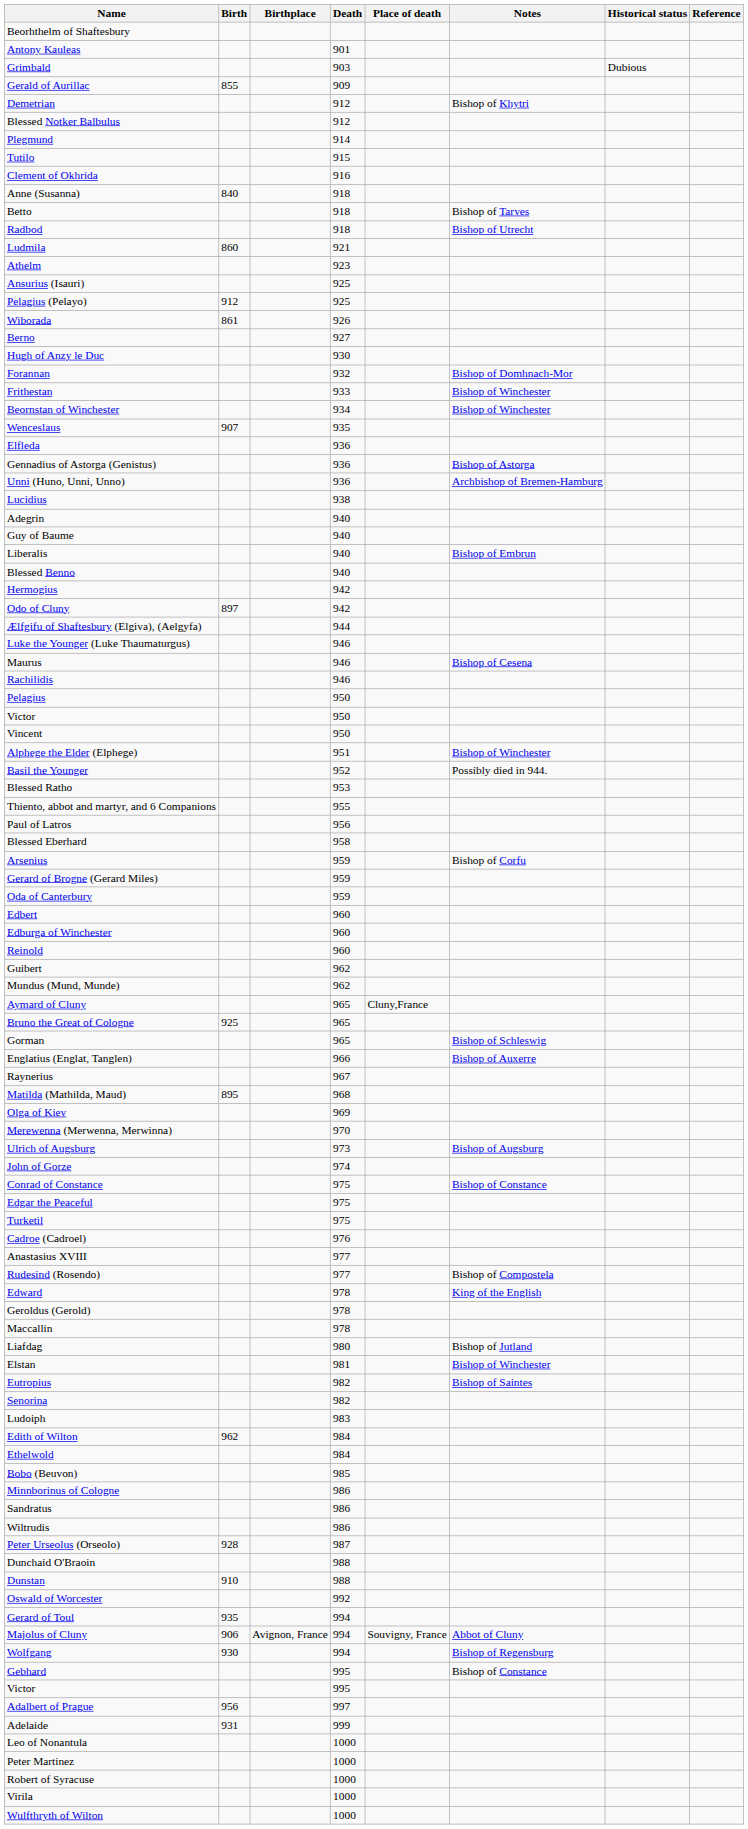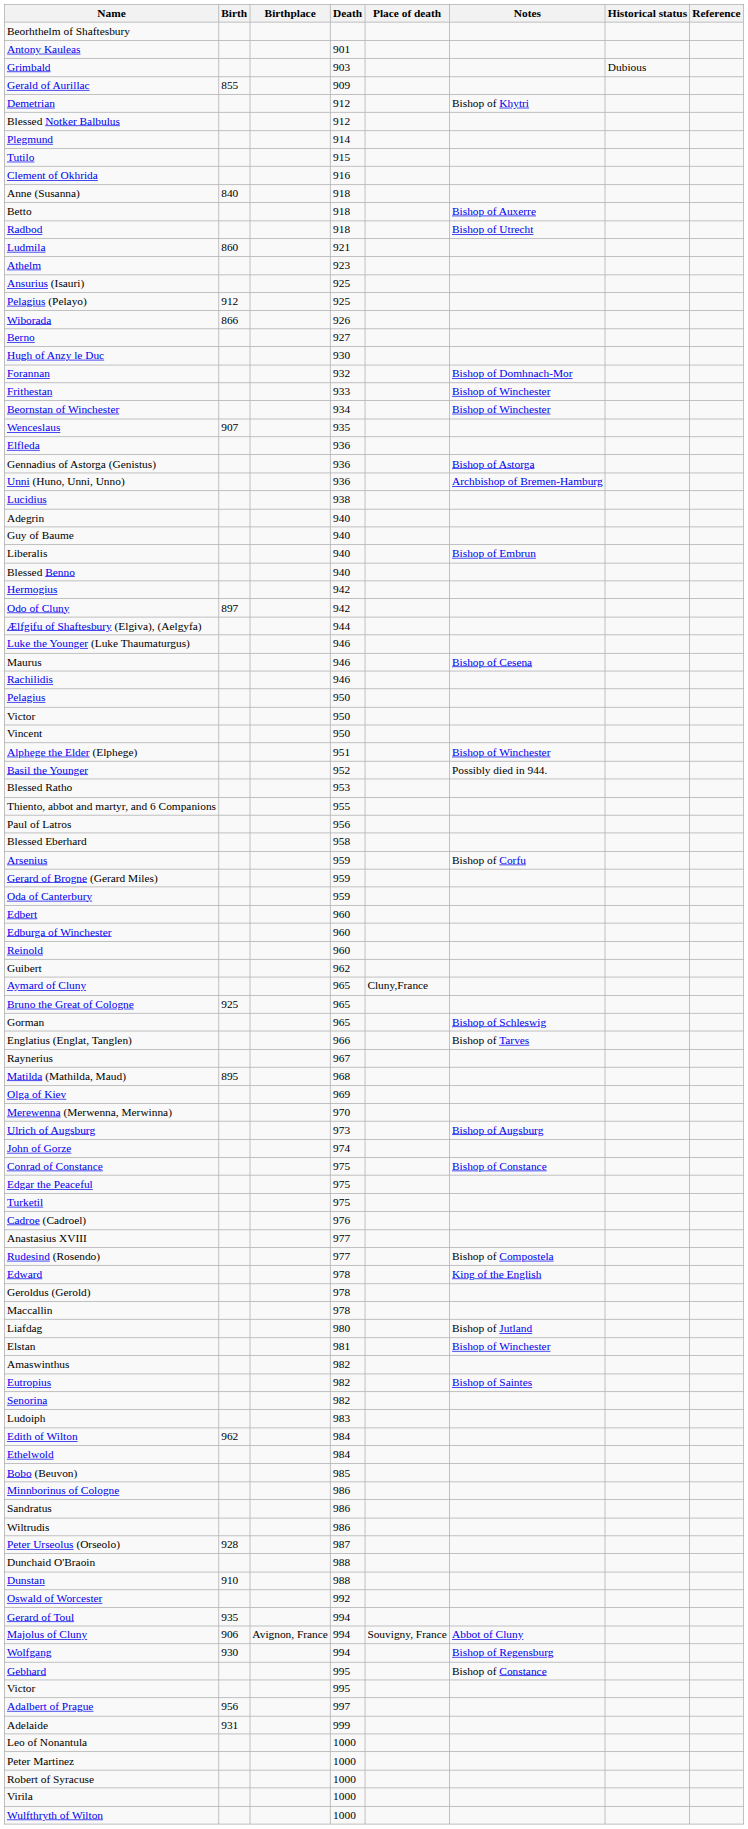(491, 211) Bishop of Tarves -> (494, 211) Bishop of Auxerre
(230, 319) 861 -> (230, 319) 866
- row: (63, 986)
(494, 1058) Bishop of Auxerre -> (491, 1040) Bishop of Tarves
+ row: (38, 1364)
